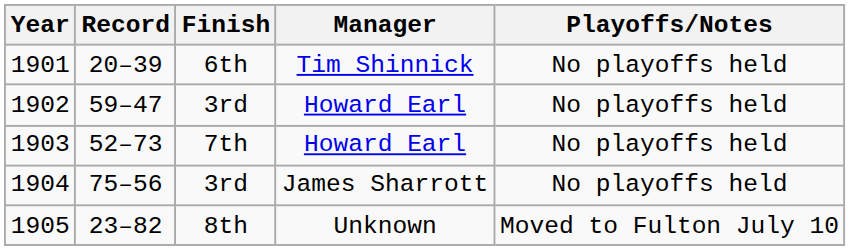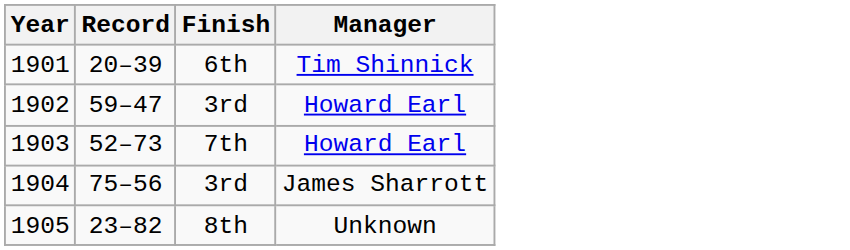- column: (670, 25)
